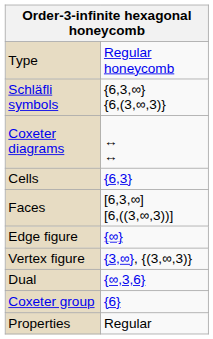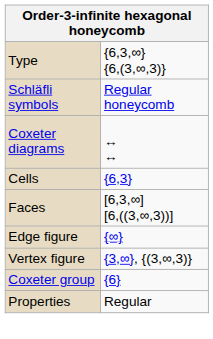(139, 60) Regular honeycomb -> (135, 60) {6,3,∞} {6,(3,∞,3)}
(135, 97) {6,3,∞} {6,(3,∞,3)} -> (139, 97) Regular honeycomb
- row: (22, 280)
